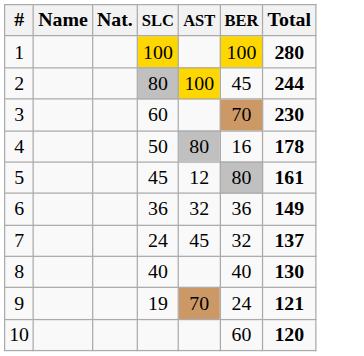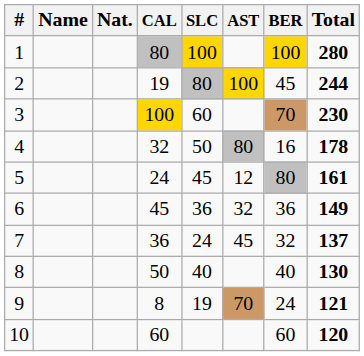+ column: (159, 21)
